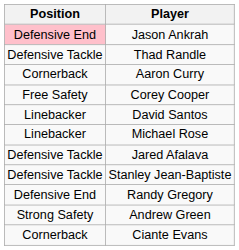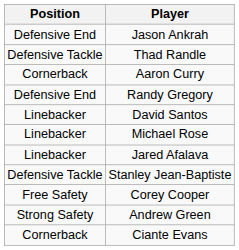(55, 34) pink background -> (55, 34) no background
rows swapped: (170, 194) <-> (170, 94)
(55, 154) Defensive Tackle -> (55, 154) Linebacker
